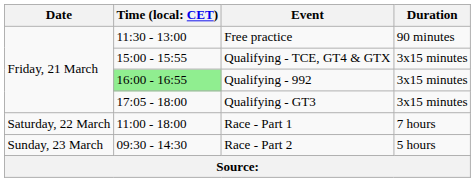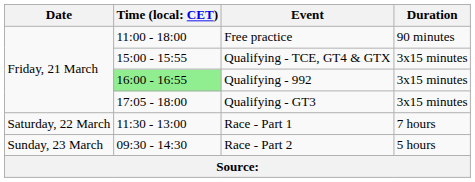(152, 37) 11:30 - 13:00 -> (152, 37) 11:00 - 18:00
(152, 123) 11:00 - 18:00 -> (152, 123) 11:30 - 13:00
